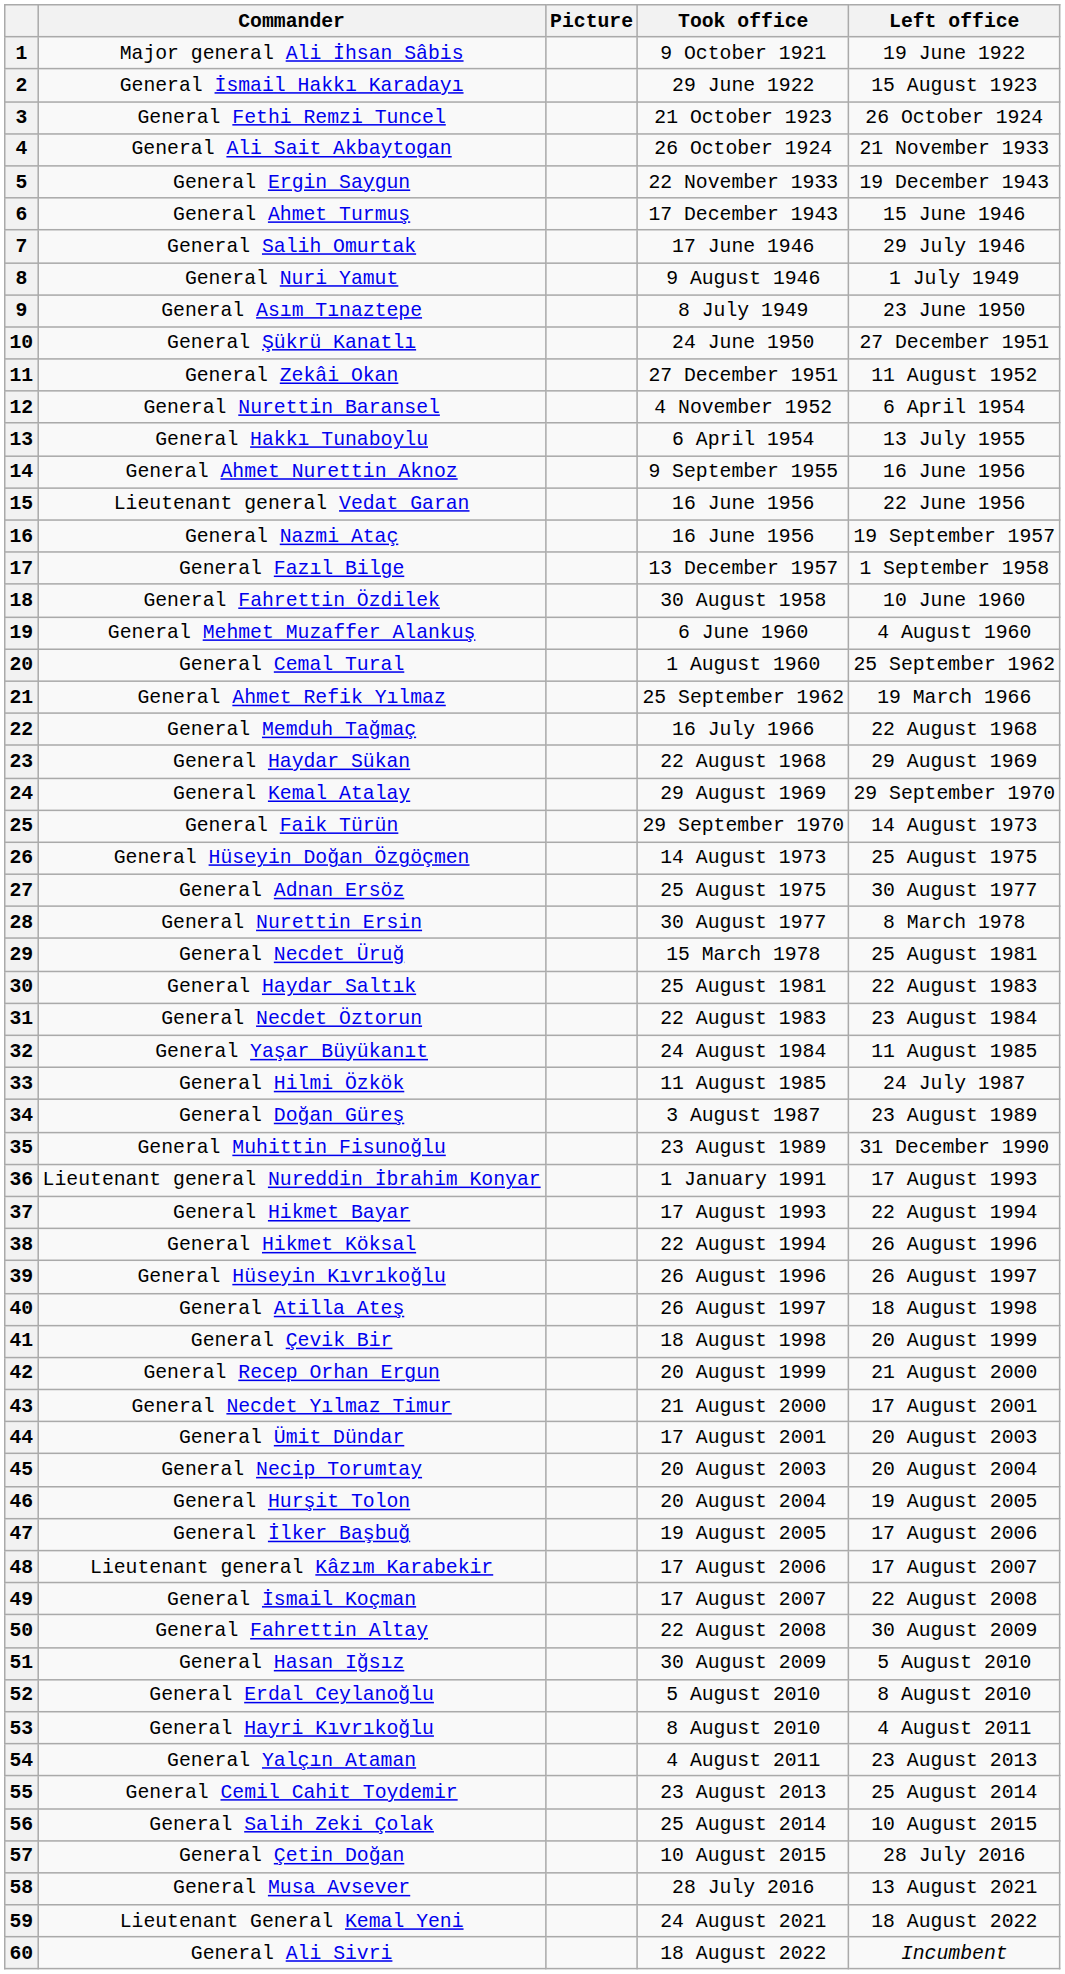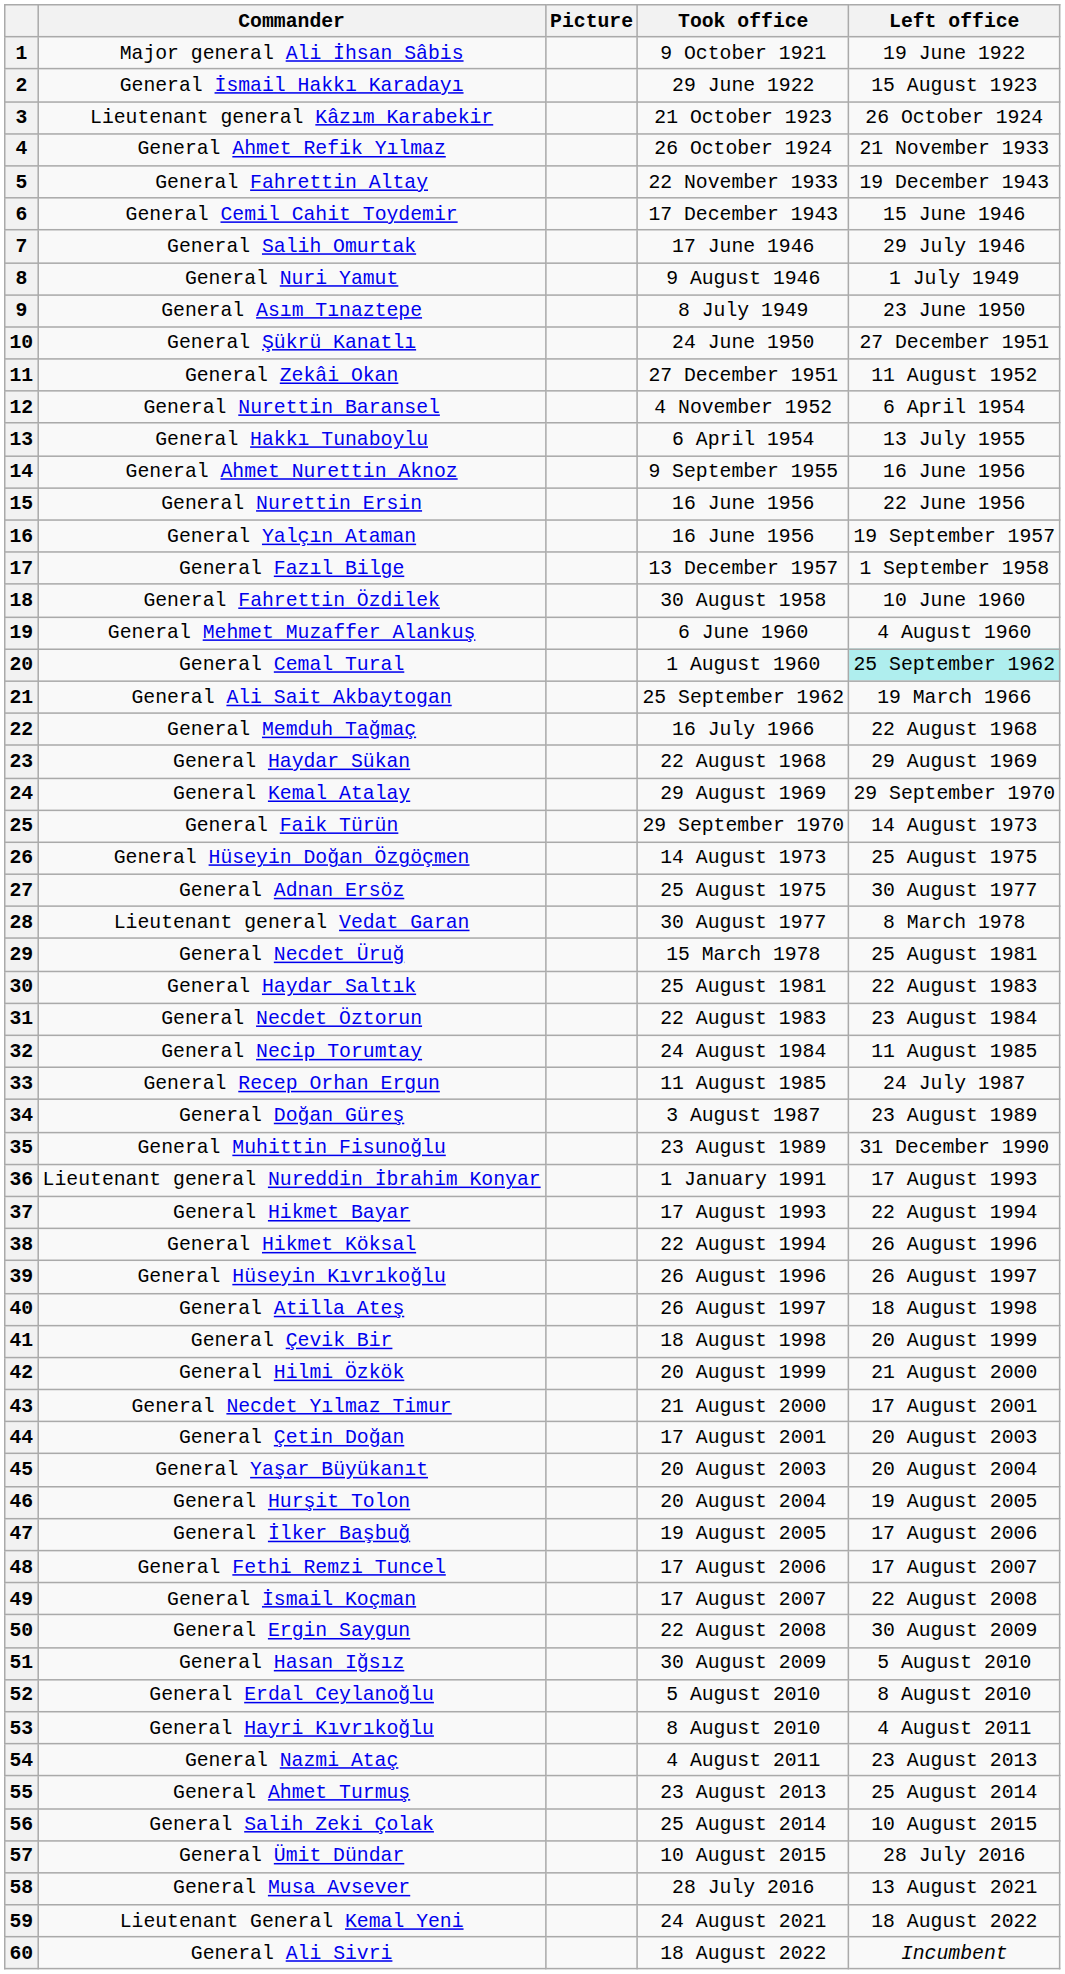(292, 117) General Fethi Remzi Tuncel -> (292, 117) Lieutenant general Kâzım Karabekir
(292, 150) General Ali Sait Akbaytogan -> (292, 150) General Ahmet Refik Yılmaz
(292, 182) General Ergin Saygun -> (292, 182) General Fahrettin Altay
(292, 214) General Ahmet Turmuş -> (292, 214) General Cemil Cahit Toydemir
(292, 504) Lieutenant general Vedat Garan -> (292, 504) General Nurettin Ersin
(292, 536) General Nazmi Ataç -> (292, 536) General Yalçın Ataman
(954, 665) no background -> (954, 665) paleturquoise background
(292, 697) General Ahmet Refik Yılmaz -> (292, 697) General Ali Sait Akbaytogan
(292, 923) General Nurettin Ersin -> (292, 923) Lieutenant general Vedat Garan
(292, 1051) General Yaşar Büyükanıt -> (292, 1051) General Necip Torumtay
(292, 1084) General Hilmi Özkök -> (292, 1084) General Recep Orhan Ergun
(292, 1373) General Recep Orhan Ergun -> (292, 1373) General Hilmi Özkök
(292, 1438) General Ümit Dündar -> (292, 1438) General Çetin Doğan
(292, 1470) General Necip Torumtay -> (292, 1470) General Yaşar Büyükanıt
(292, 1567) Lieutenant general Kâzım Karabekir -> (292, 1567) General Fethi Remzi Tuncel
(292, 1631) General Fahrettin Altay -> (292, 1631) General Ergin Saygun
(292, 1760) General Yalçın Ataman -> (292, 1760) General Nazmi Ataç
(292, 1792) General Cemil Cahit Toydemir -> (292, 1792) General Ahmet Turmuş
(292, 1857) General Çetin Doğan -> (292, 1857) General Ümit Dündar
